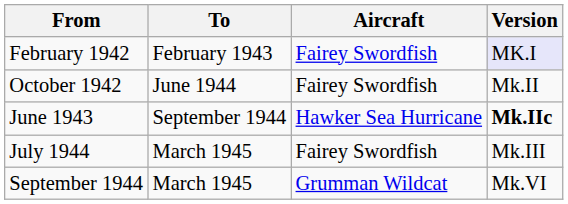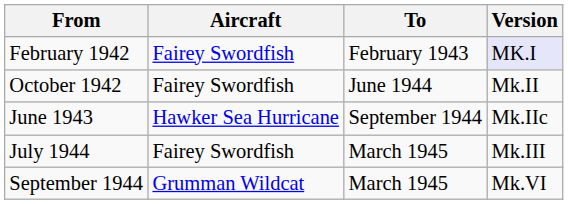columns swapped: (219, 20) <-> (389, 20)
(522, 118) bold -> (520, 118) normal
